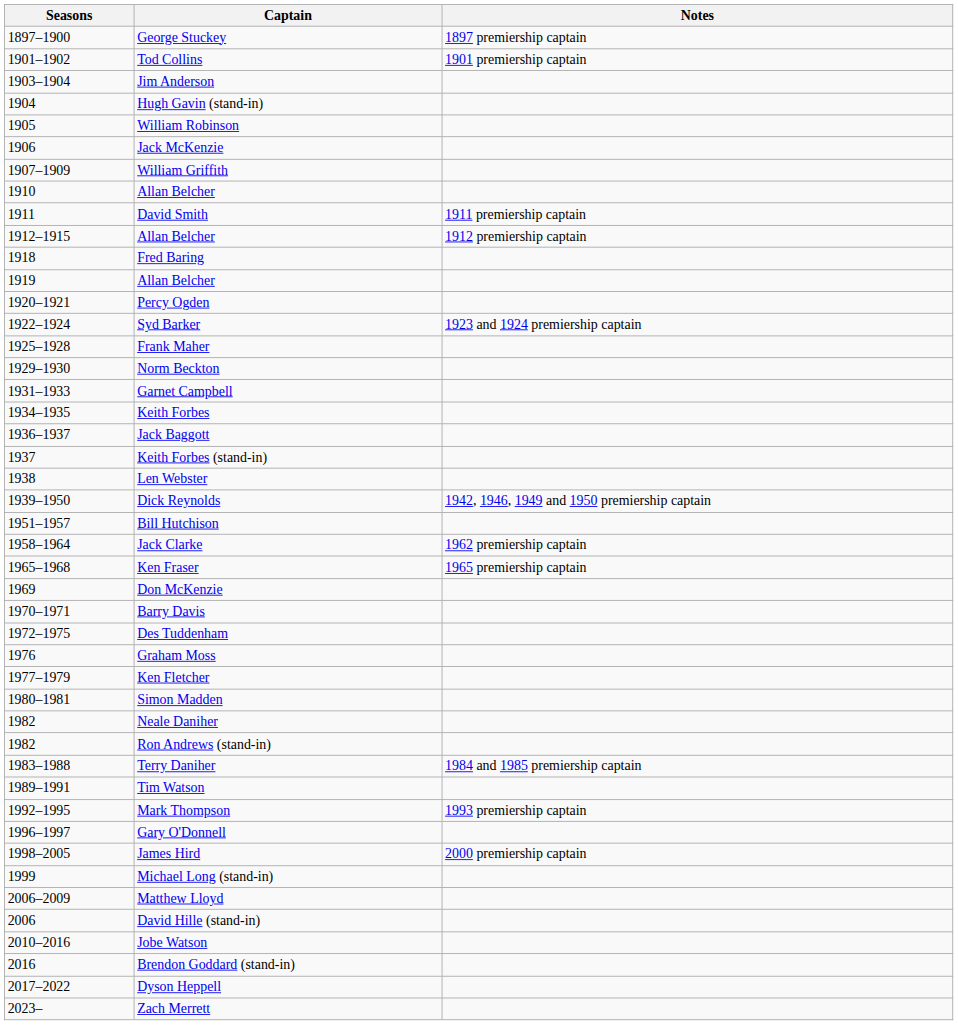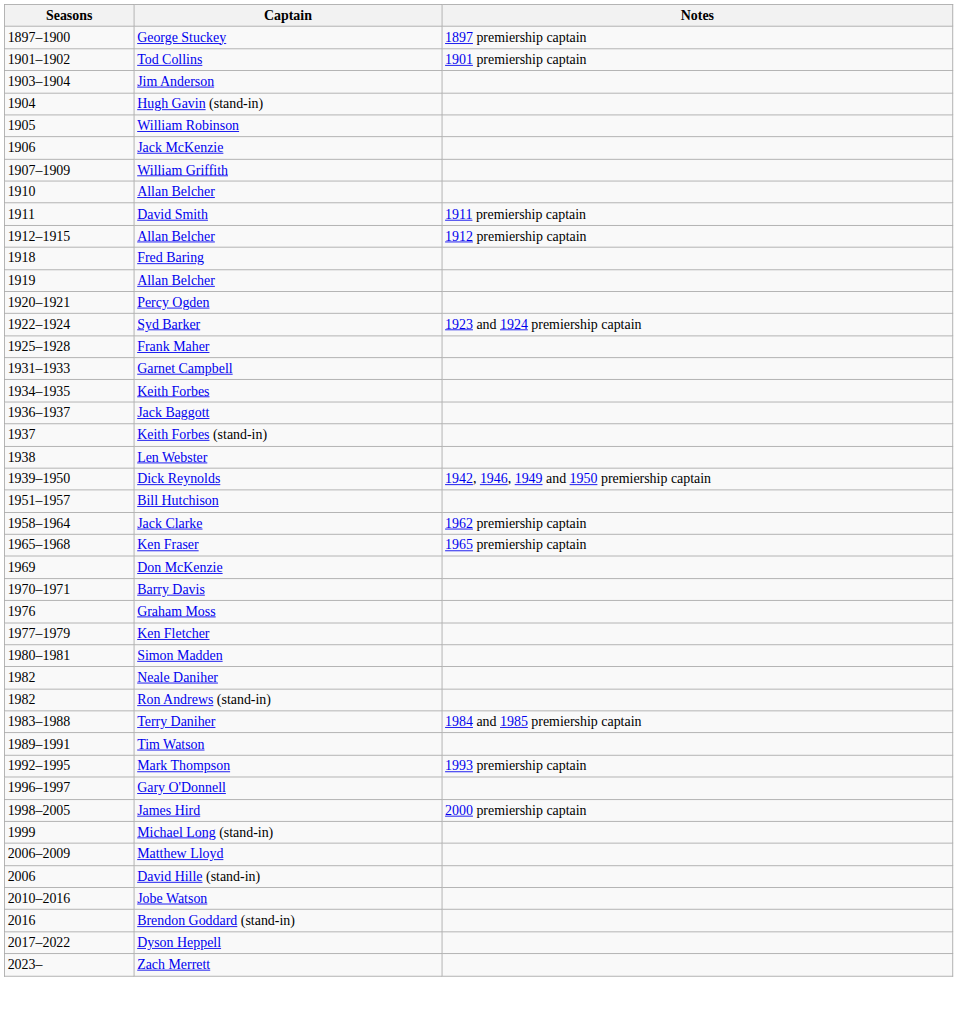- row: (39, 368)
- row: (39, 633)
